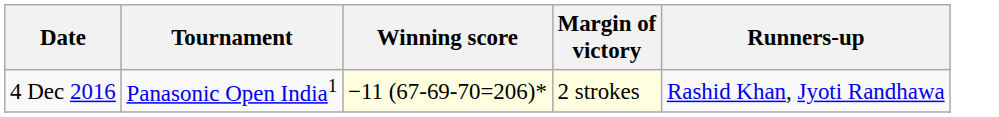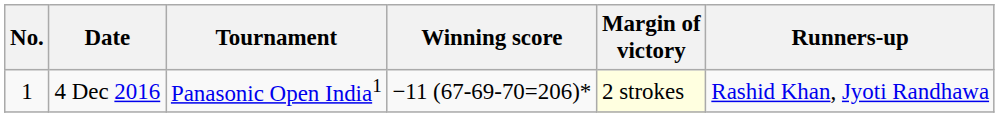+ column: (27, 37)
(447, 90) lightyellow background -> (492, 90) no background
